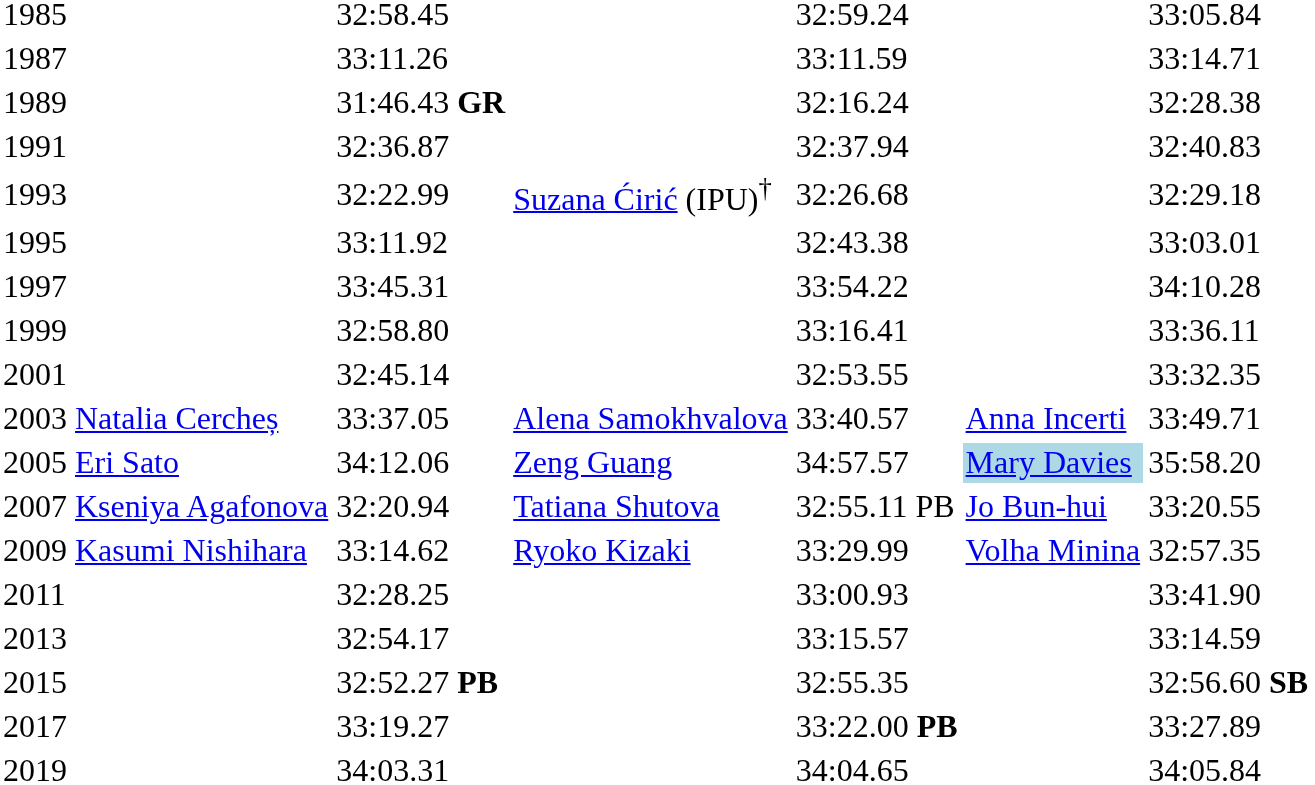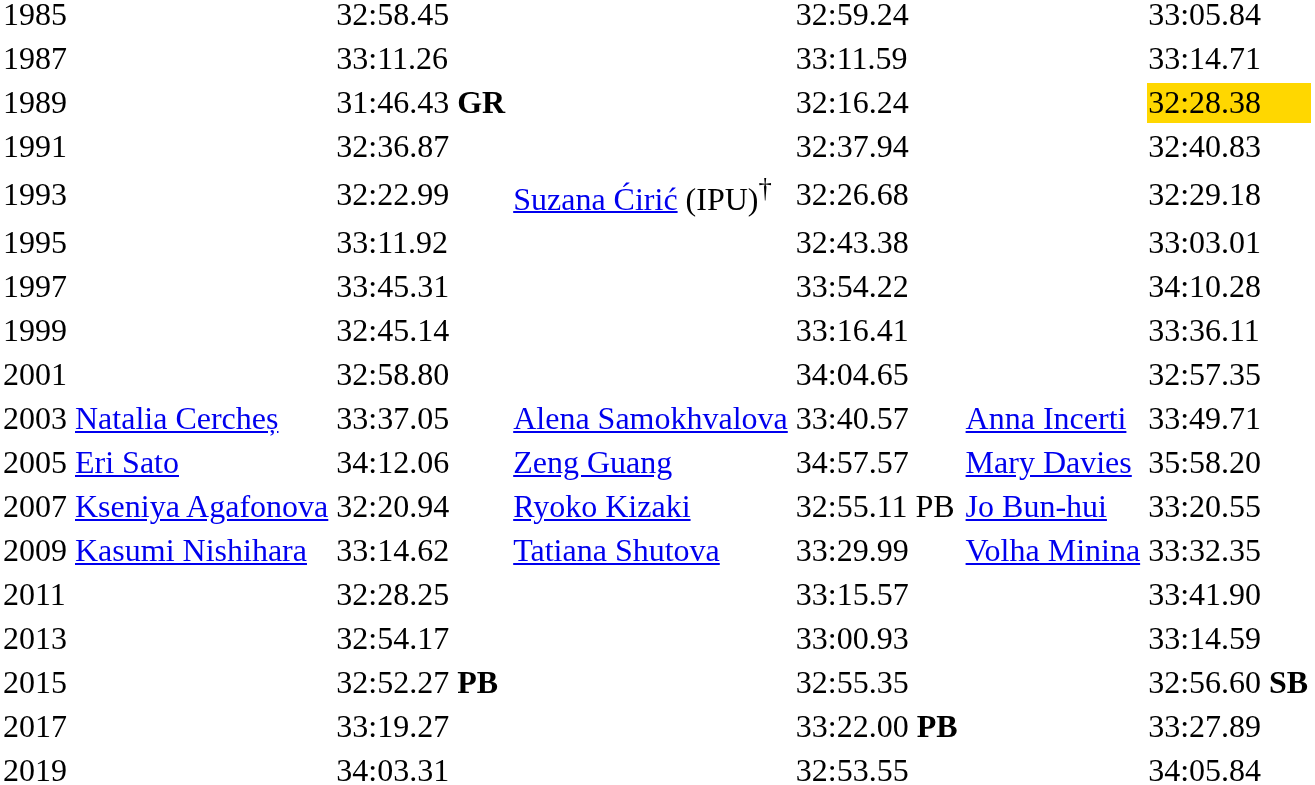(1205, 102) no background -> (1205, 102) gold background
(393, 331) 32:58.80 -> (393, 331) 32:45.14
(393, 375) 32:45.14 -> (393, 375) 32:58.80
(852, 375) 32:53.55 -> (852, 375) 34:04.65
(1205, 375) 33:32.35 -> (1205, 375) 32:57.35
(1049, 463) lightblue background -> (1049, 463) no background
(616, 507) Tatiana Shutova -> (602, 507) Ryoko Kizaki
(602, 551) Ryoko Kizaki -> (616, 551) Tatiana Shutova
(1205, 551) 32:57.35 -> (1205, 551) 33:32.35
(852, 595) 33:00.93 -> (852, 595) 33:15.57
(852, 639) 33:15.57 -> (852, 639) 33:00.93
(852, 771) 34:04.65 -> (852, 771) 32:53.55
